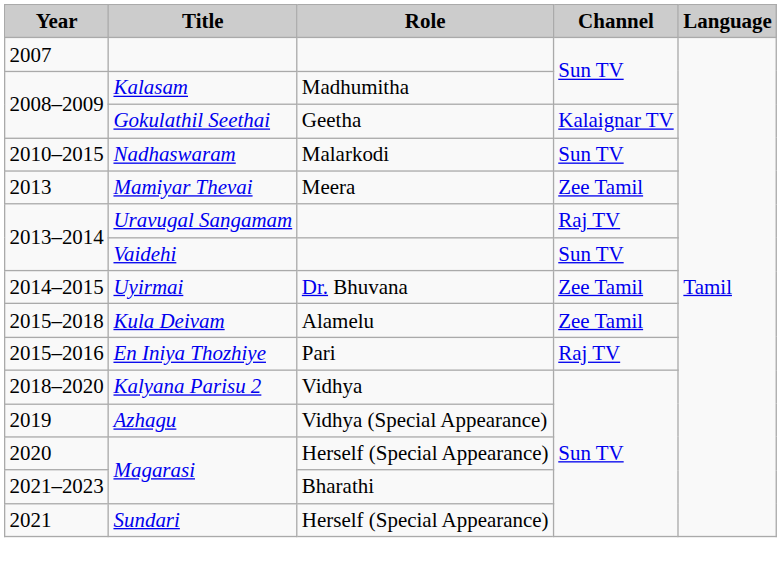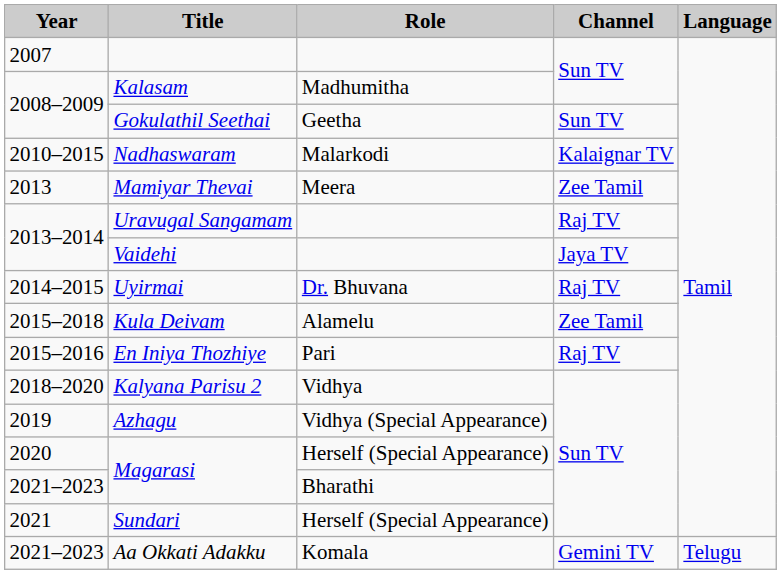(616, 120) Kalaignar TV -> (591, 120) Sun TV
(591, 154) Sun TV -> (616, 154) Kalaignar TV
(591, 253) Sun TV -> (593, 253) Jaya TV
(601, 287) Zee Tamil -> (589, 287) Raj TV
+ row: (57, 552)
